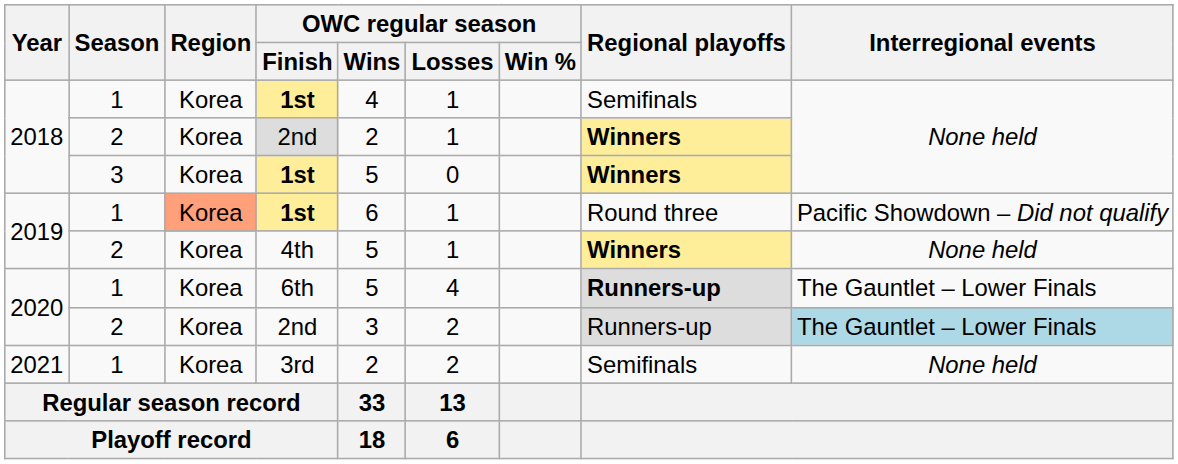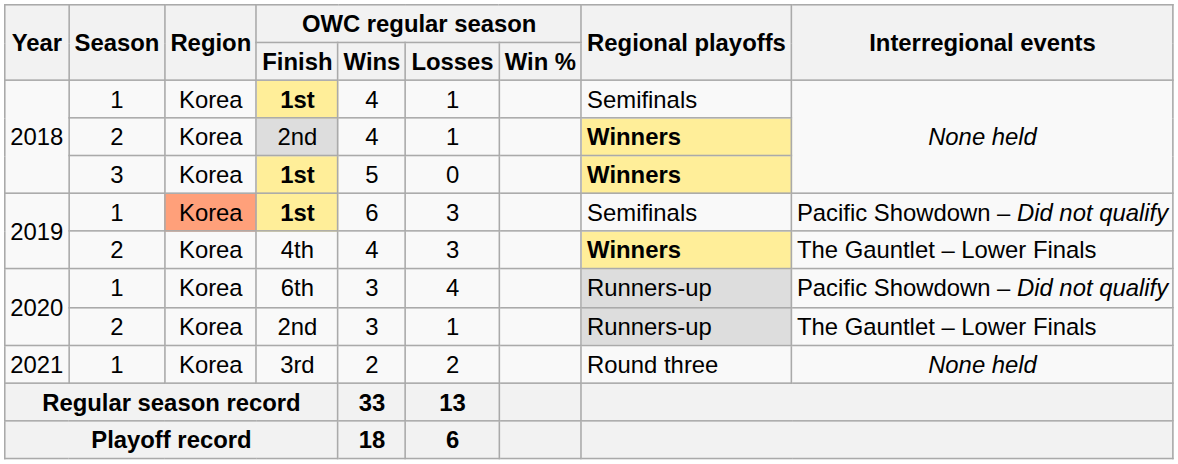(372, 137) 2 -> (372, 137) 4
(453, 213) 1 -> (453, 213) 3
(653, 213) Round three -> (642, 213) Semifinals
(372, 251) 5 -> (372, 251) 4
(453, 251) 1 -> (453, 251) 3
(983, 251) None held -> (947, 251) The Gauntlet – Lower Finals
(372, 288) 5 -> (372, 288) 3
(654, 288) bold -> (649, 288) normal
(947, 288) The Gauntlet – Lower Finals -> (983, 288) Pacific Showdown – Did not qualify
(453, 326) 2 -> (453, 326) 1
(947, 326) lightblue background -> (947, 326) no background
(642, 364) Semifinals -> (653, 364) Round three
